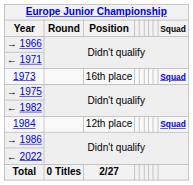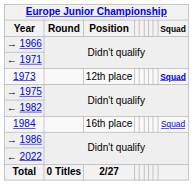(109, 76) 16th place -> (109, 76) 12th place
(109, 124) 12th place -> (109, 124) 16th place
(173, 124) bold -> (173, 125) normal
